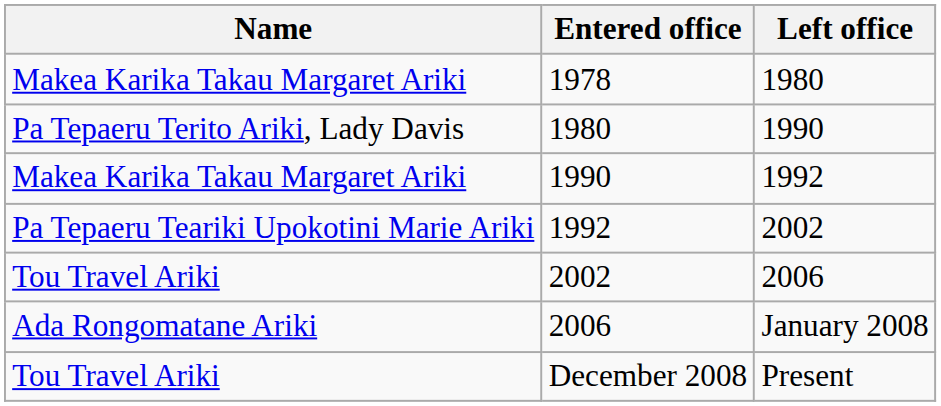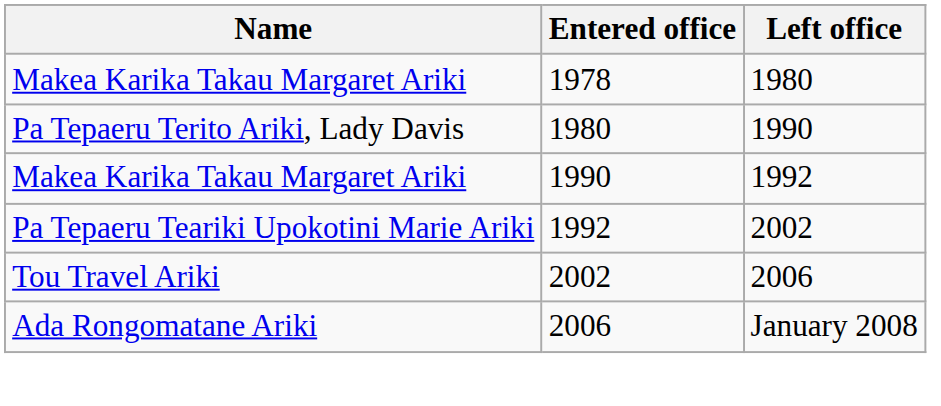- row: (648, 375)
